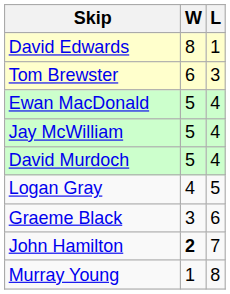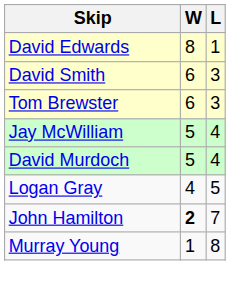+ row: (57, 75)
- row: (79, 103)
- row: (65, 217)
